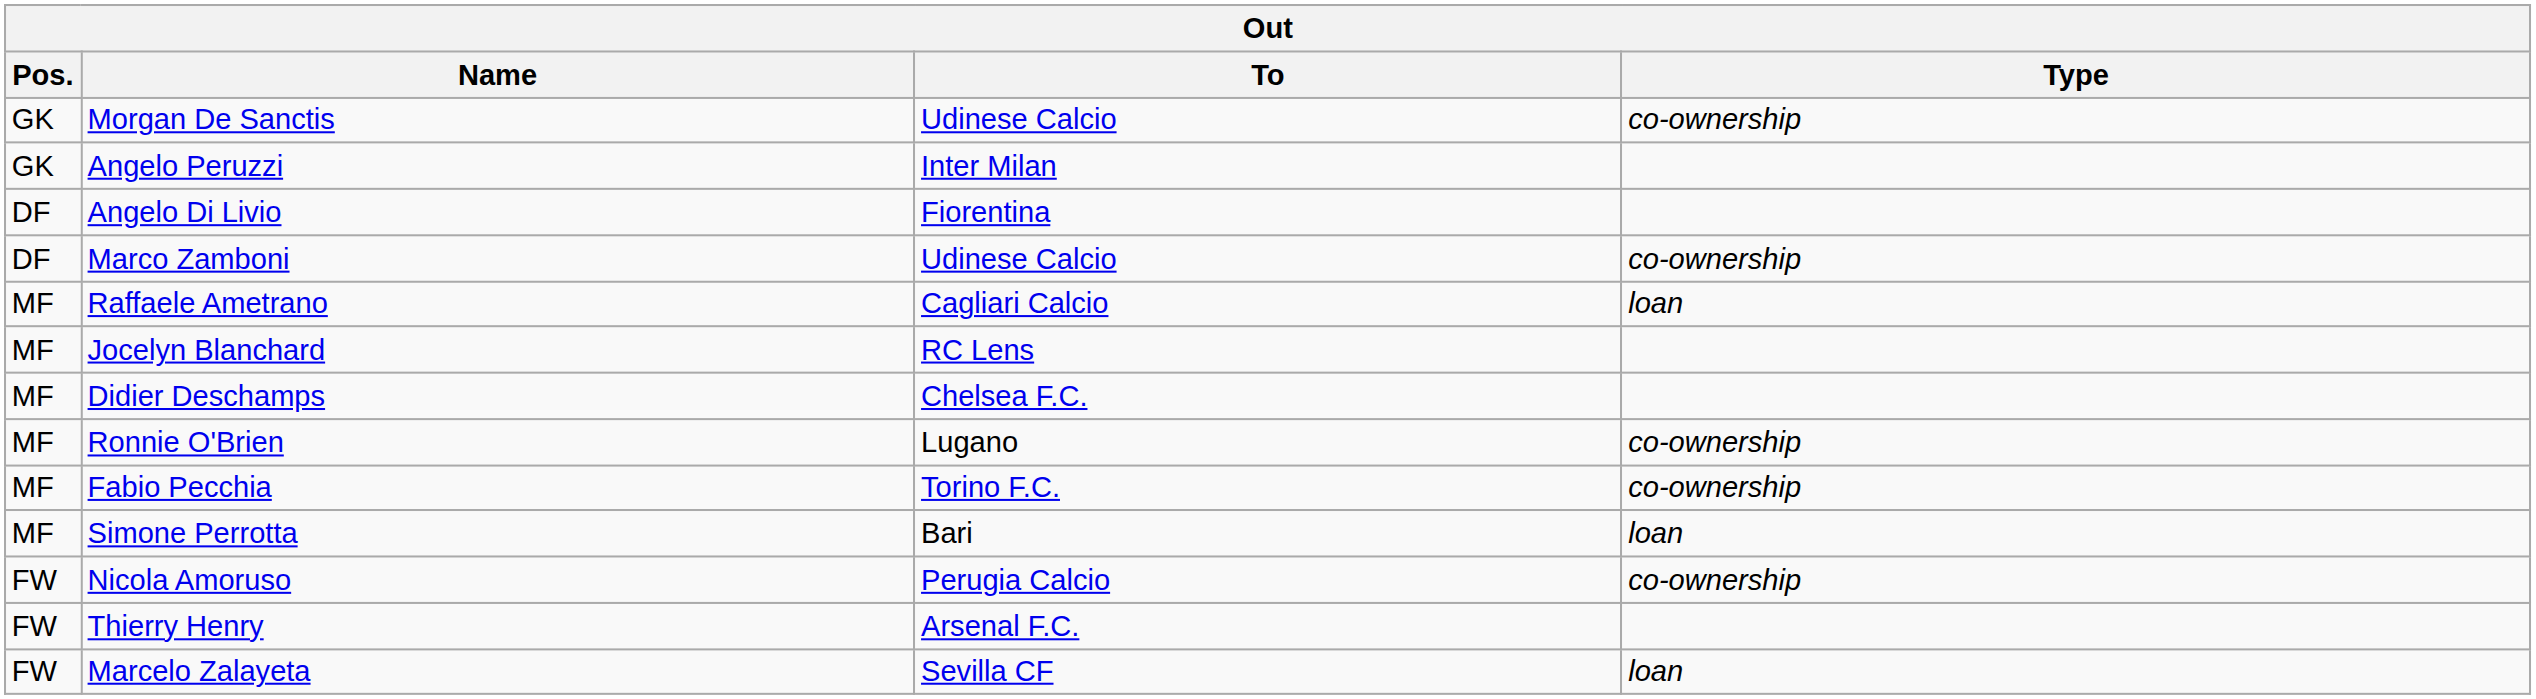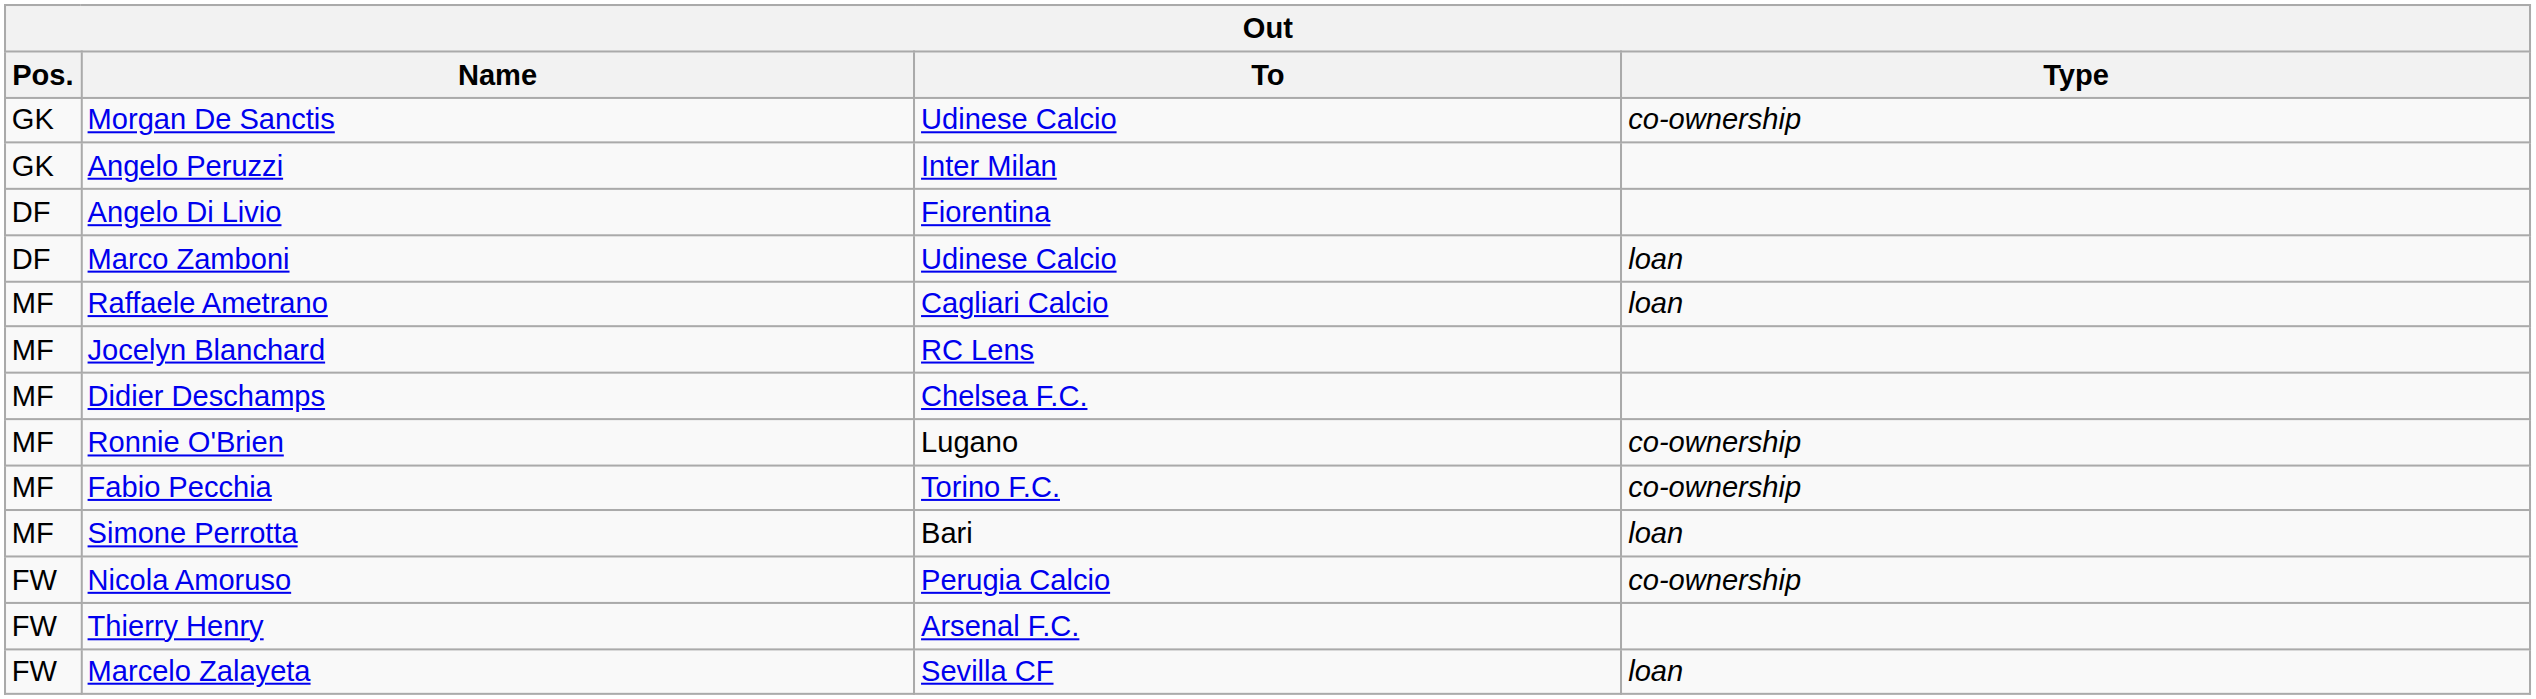(1715, 258) co-ownership -> (1656, 258) loan
